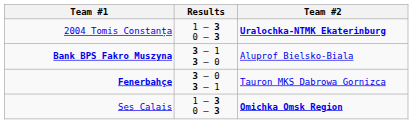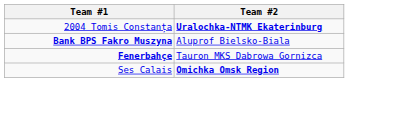- column: (206, 12)
